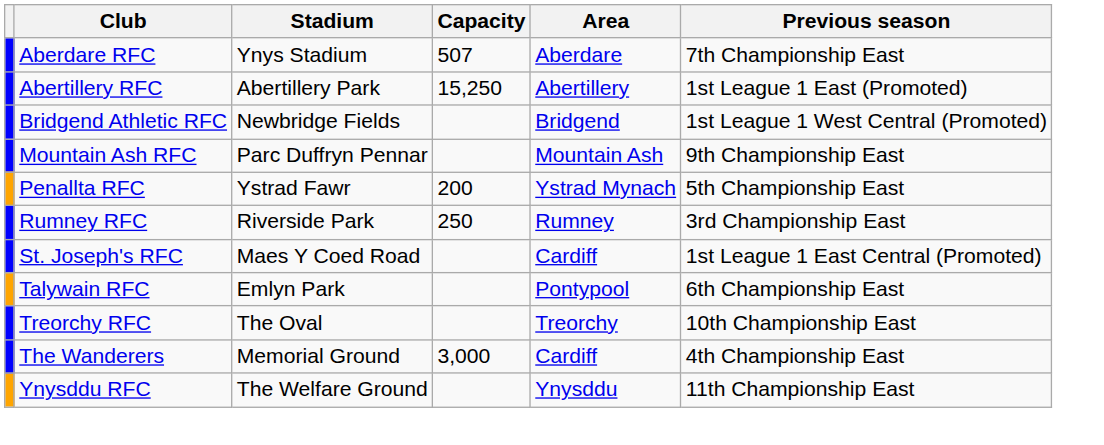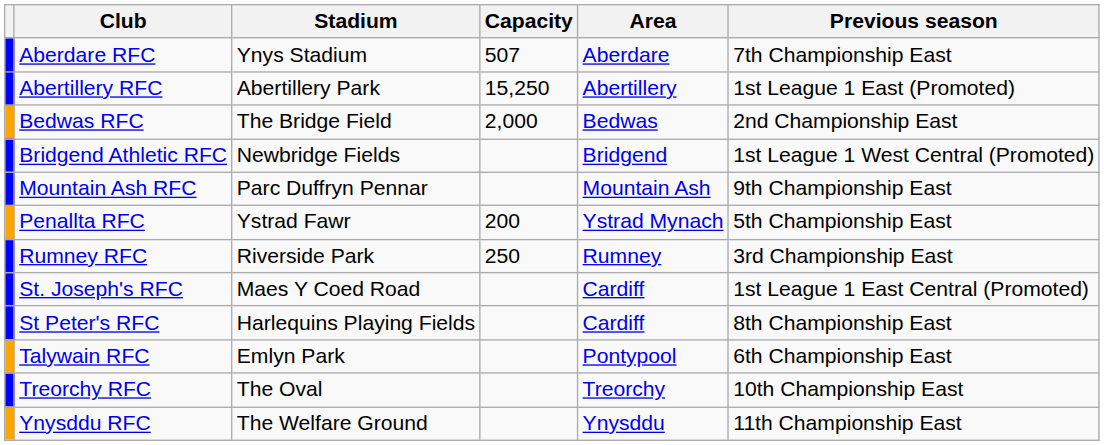+ row: (81, 121)
+ row: (89, 322)
- row: (92, 356)
